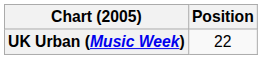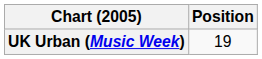(223, 41) 22 -> (223, 41) 19
